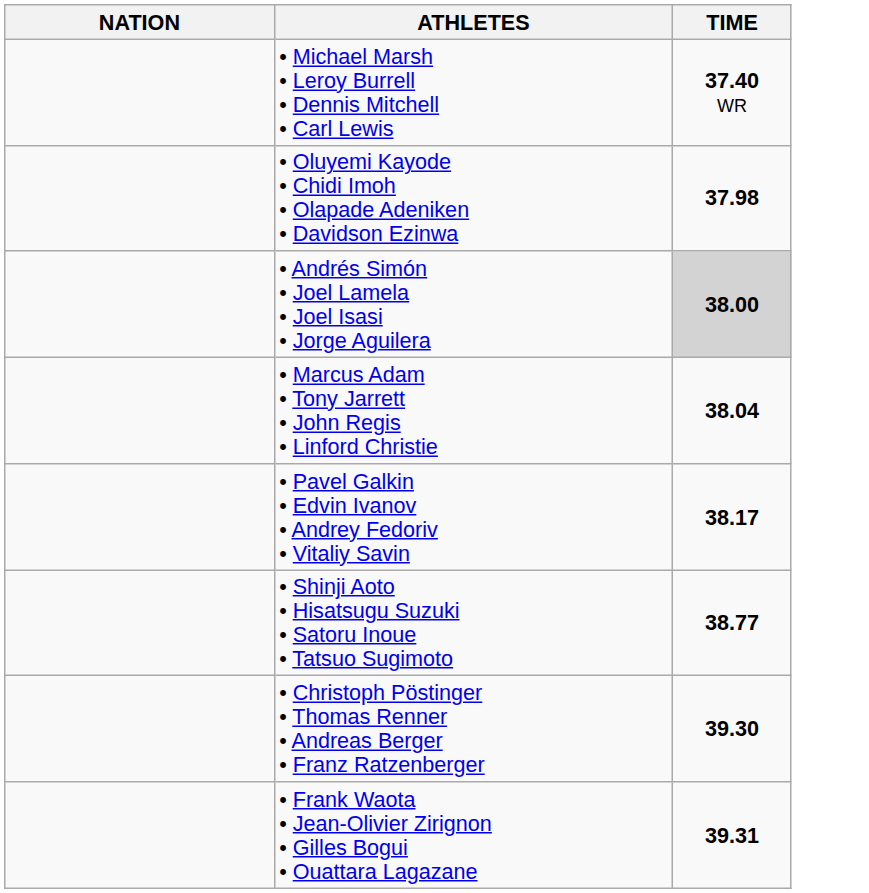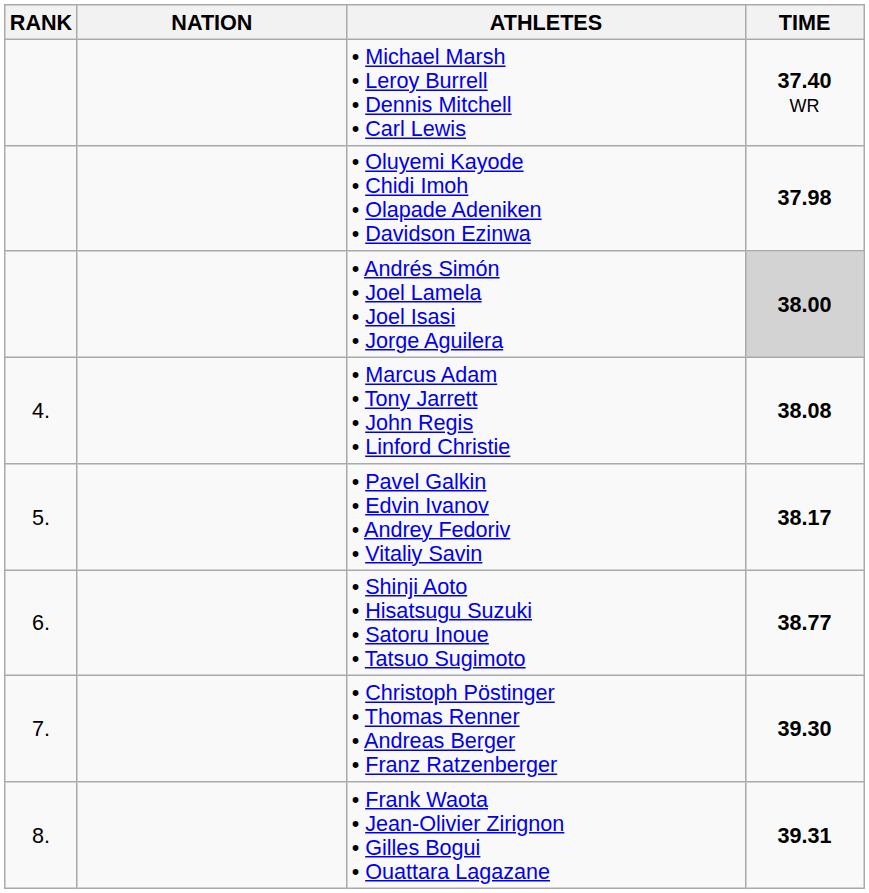+ column: (41, 22)
(732, 411) 38.04 -> (805, 411) 38.08
